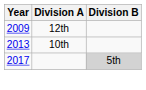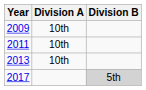(59, 28) 12th -> (59, 28) 10th
+ row: (18, 45)
